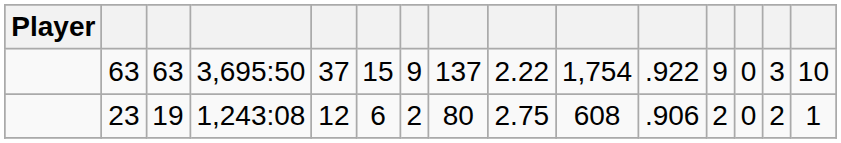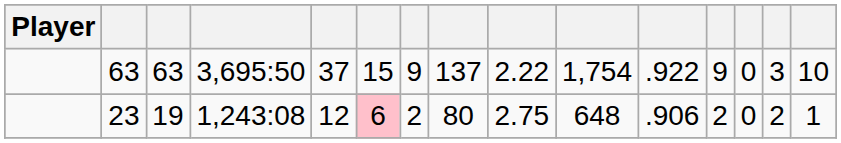(378, 115) no background -> (378, 115) pink background
(597, 115) 608 -> (597, 115) 648
